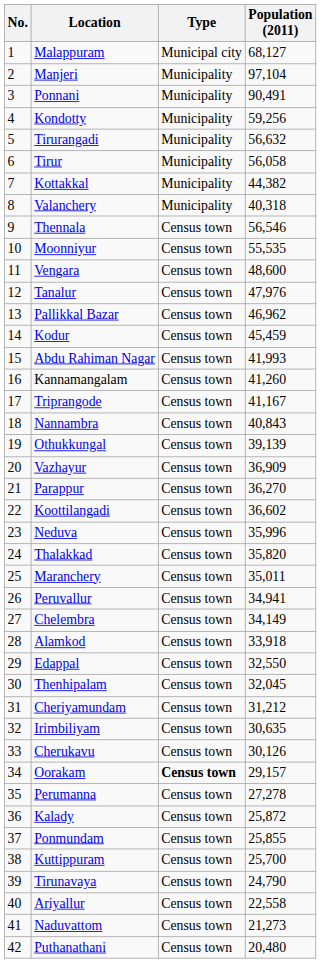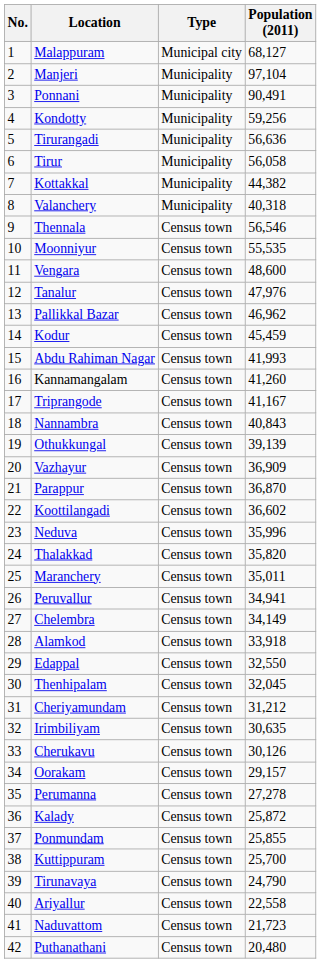(267, 140) 56,632 -> (267, 140) 56,636
(267, 489) 36,270 -> (267, 489) 36,870
(199, 772) bold -> (197, 772) normal
(267, 925) 21,273 -> (267, 925) 21,723
